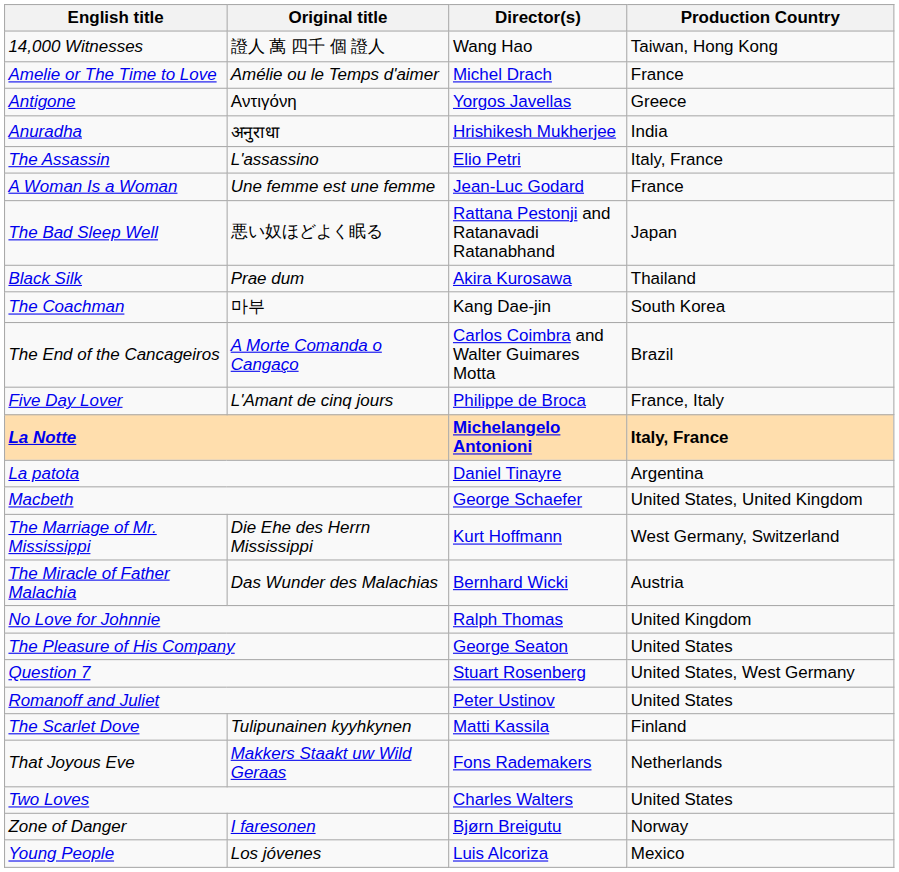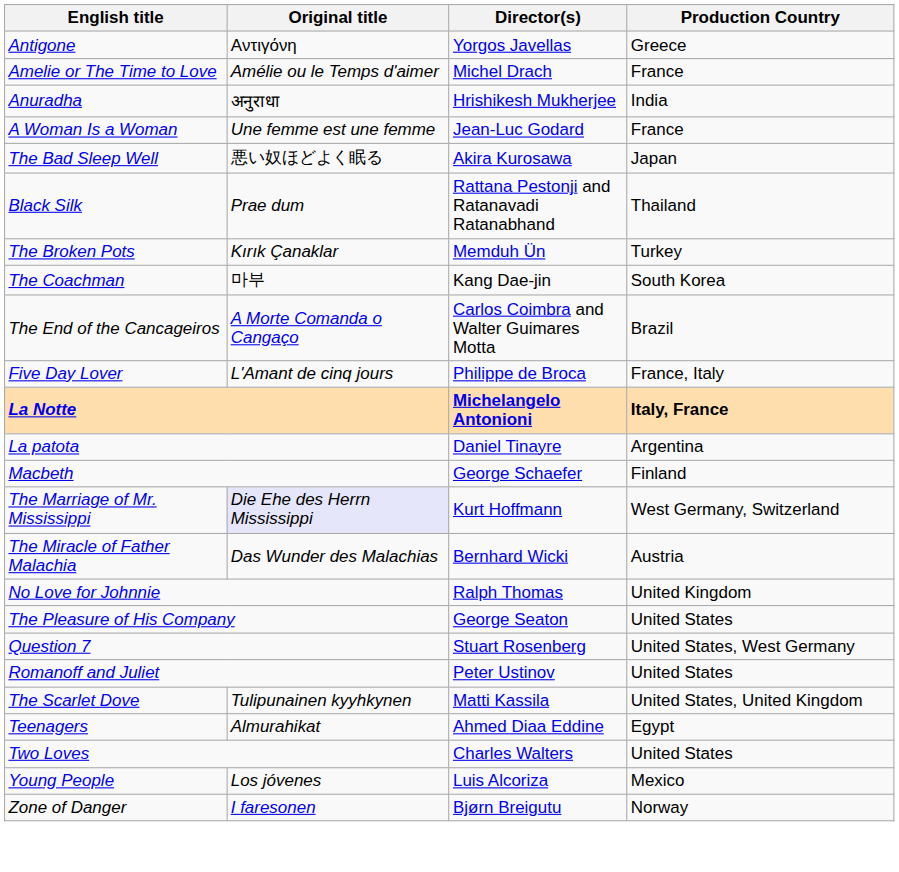- row: (76, 46)
rows swapped: (113, 74) <-> (42, 101)
- row: (59, 159)
(532, 232) Rattana Pestonji and Ratanavadi Ratanabhand -> (512, 158) Akira Kurosawa
(512, 278) Akira Kurosawa -> (532, 205) Rattana Pestonji and Ratanavadi Ratanabhand
+ row: (72, 251)
(747, 500) United States, United Kingdom -> (659, 473) Finland
(300, 536) no background -> (300, 510) lavender background
(659, 726) Finland -> (747, 700) United States, United Kingdom
+ row: (48, 726)
- row: (72, 763)
rows swapped: (61, 853) <-> (67, 826)
